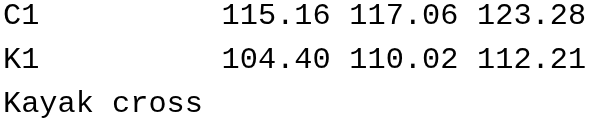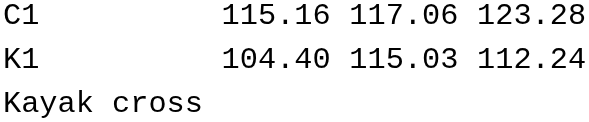(404, 60) 110.02 -> (404, 60) 115.03
(532, 60) 112.21 -> (532, 60) 112.24
